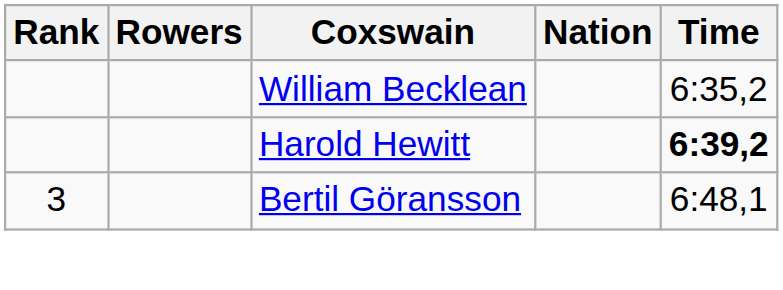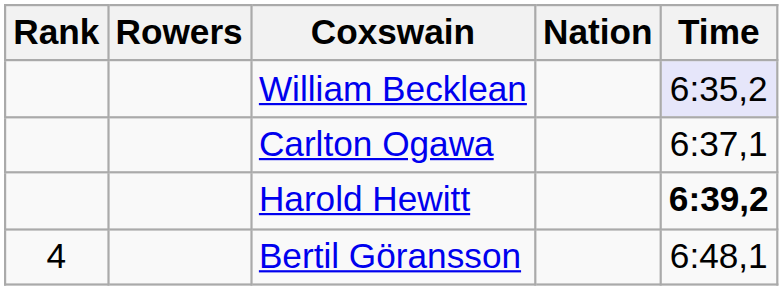(719, 88) no background -> (719, 88) lavender background
+ row: (376, 144)
(56, 199) 3 -> (56, 255) 4
